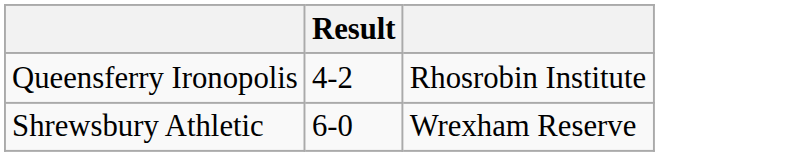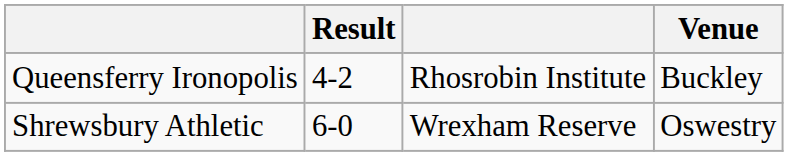+ column: (718, 28)
